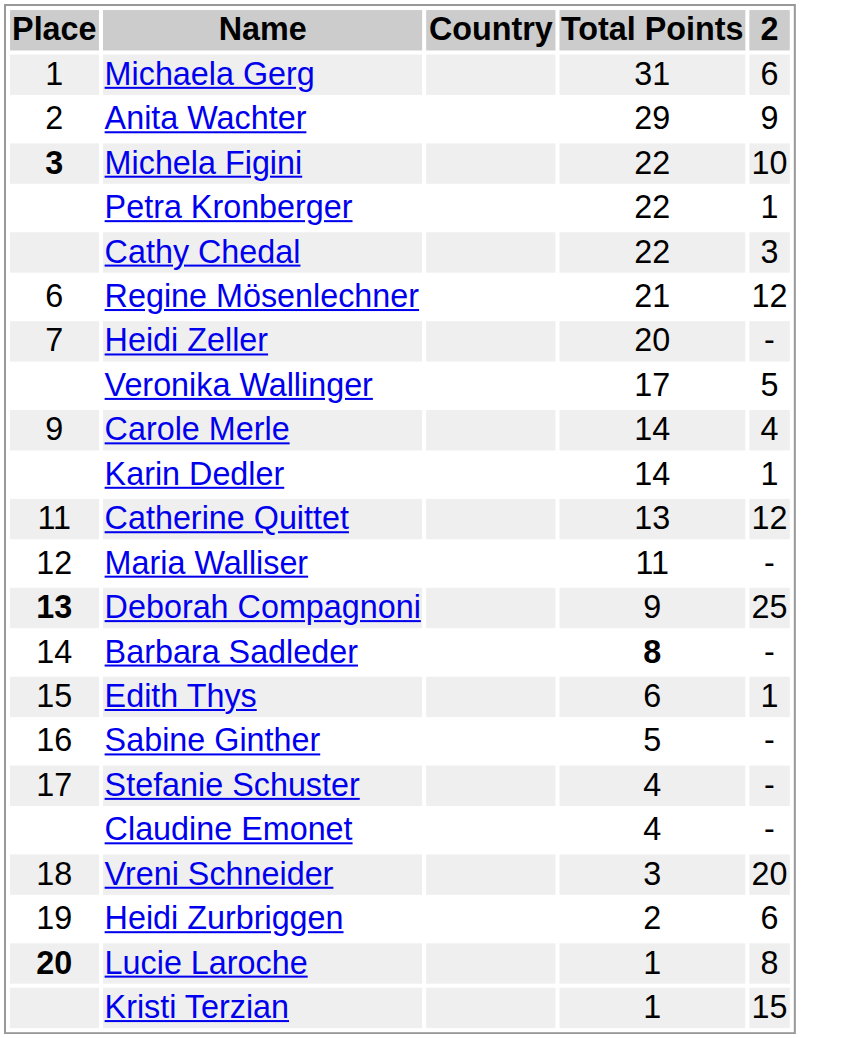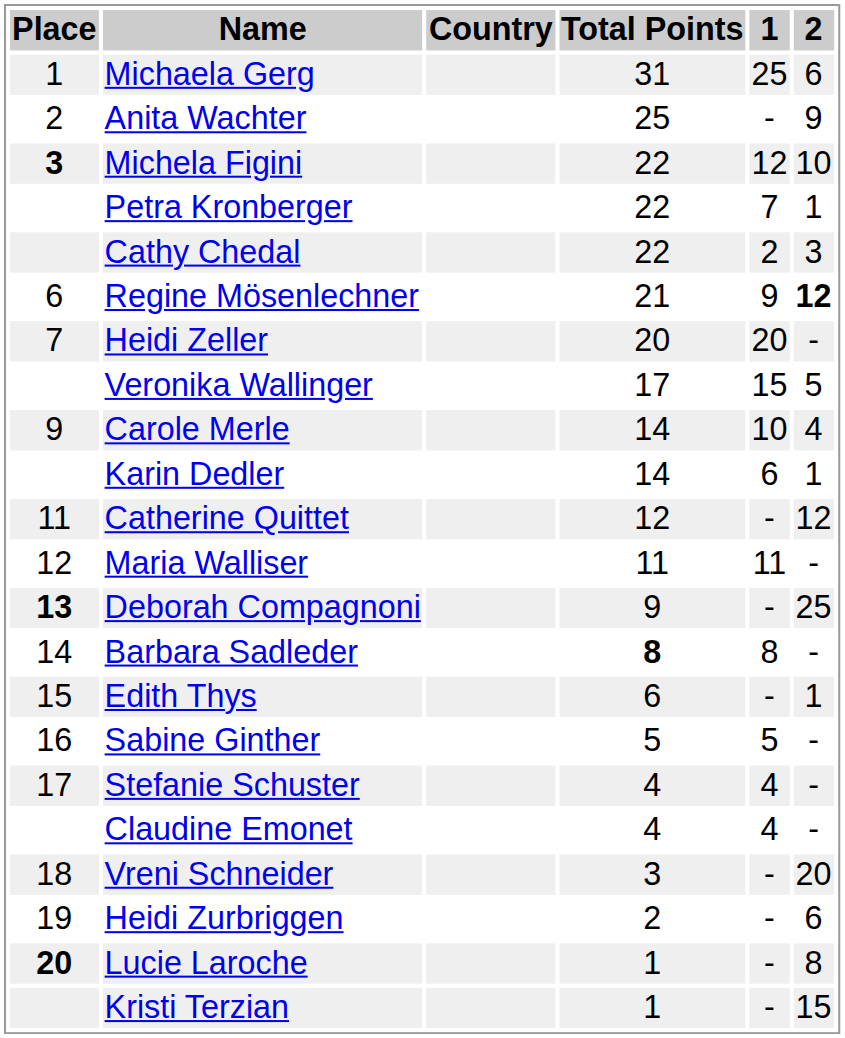+ column: (769, 29)
(652, 118) 29 -> (652, 118) 25
(770, 296) normal -> (814, 296) bold
(652, 518) 13 -> (652, 518) 12
